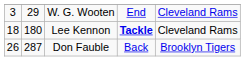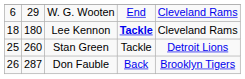(13, 13) 3 -> (13, 13) 6
+ row: (81, 47)
